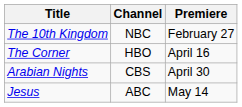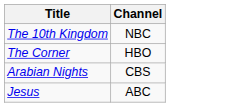- column: (201, 14)
